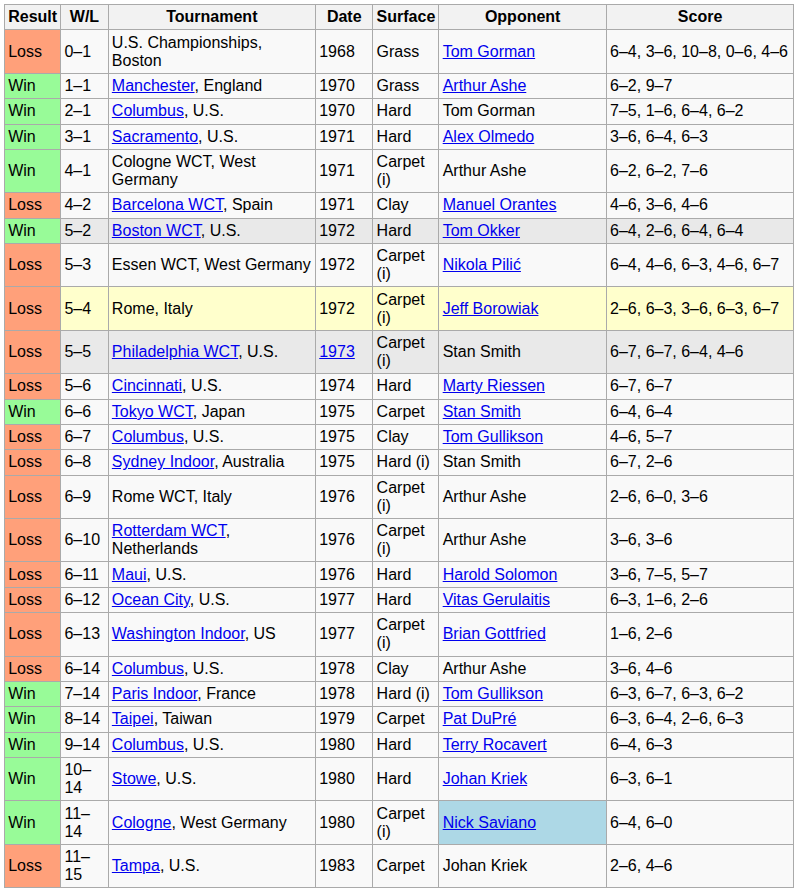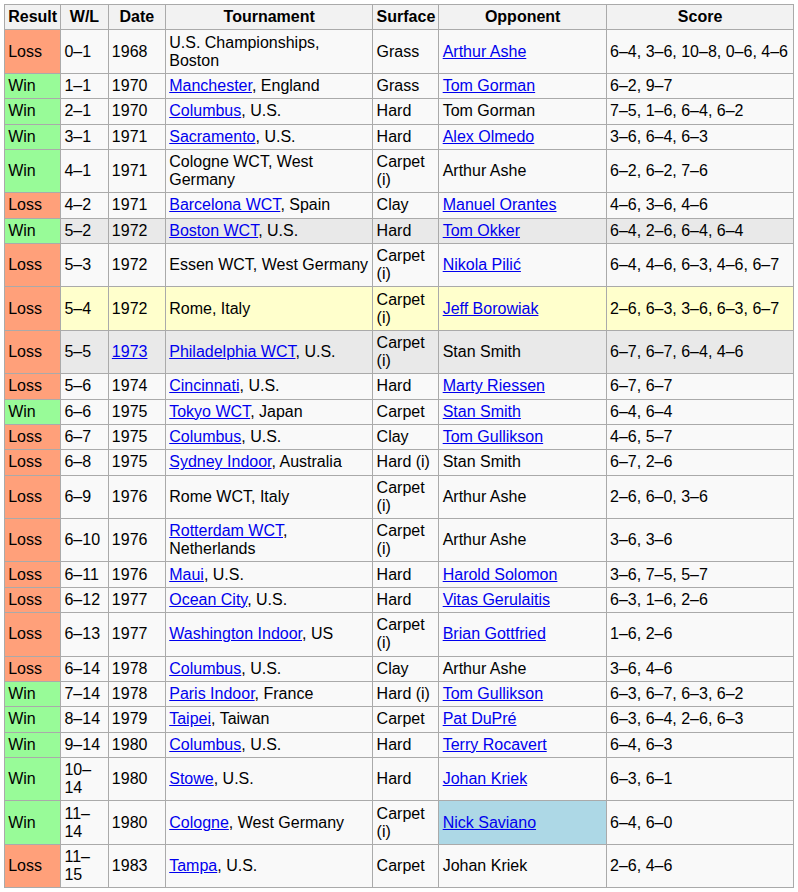columns swapped: (344, 17) <-> (212, 17)
(489, 51) Tom Gorman -> (484, 51) Arthur Ashe
(484, 85) Arthur Ashe -> (489, 85) Tom Gorman
